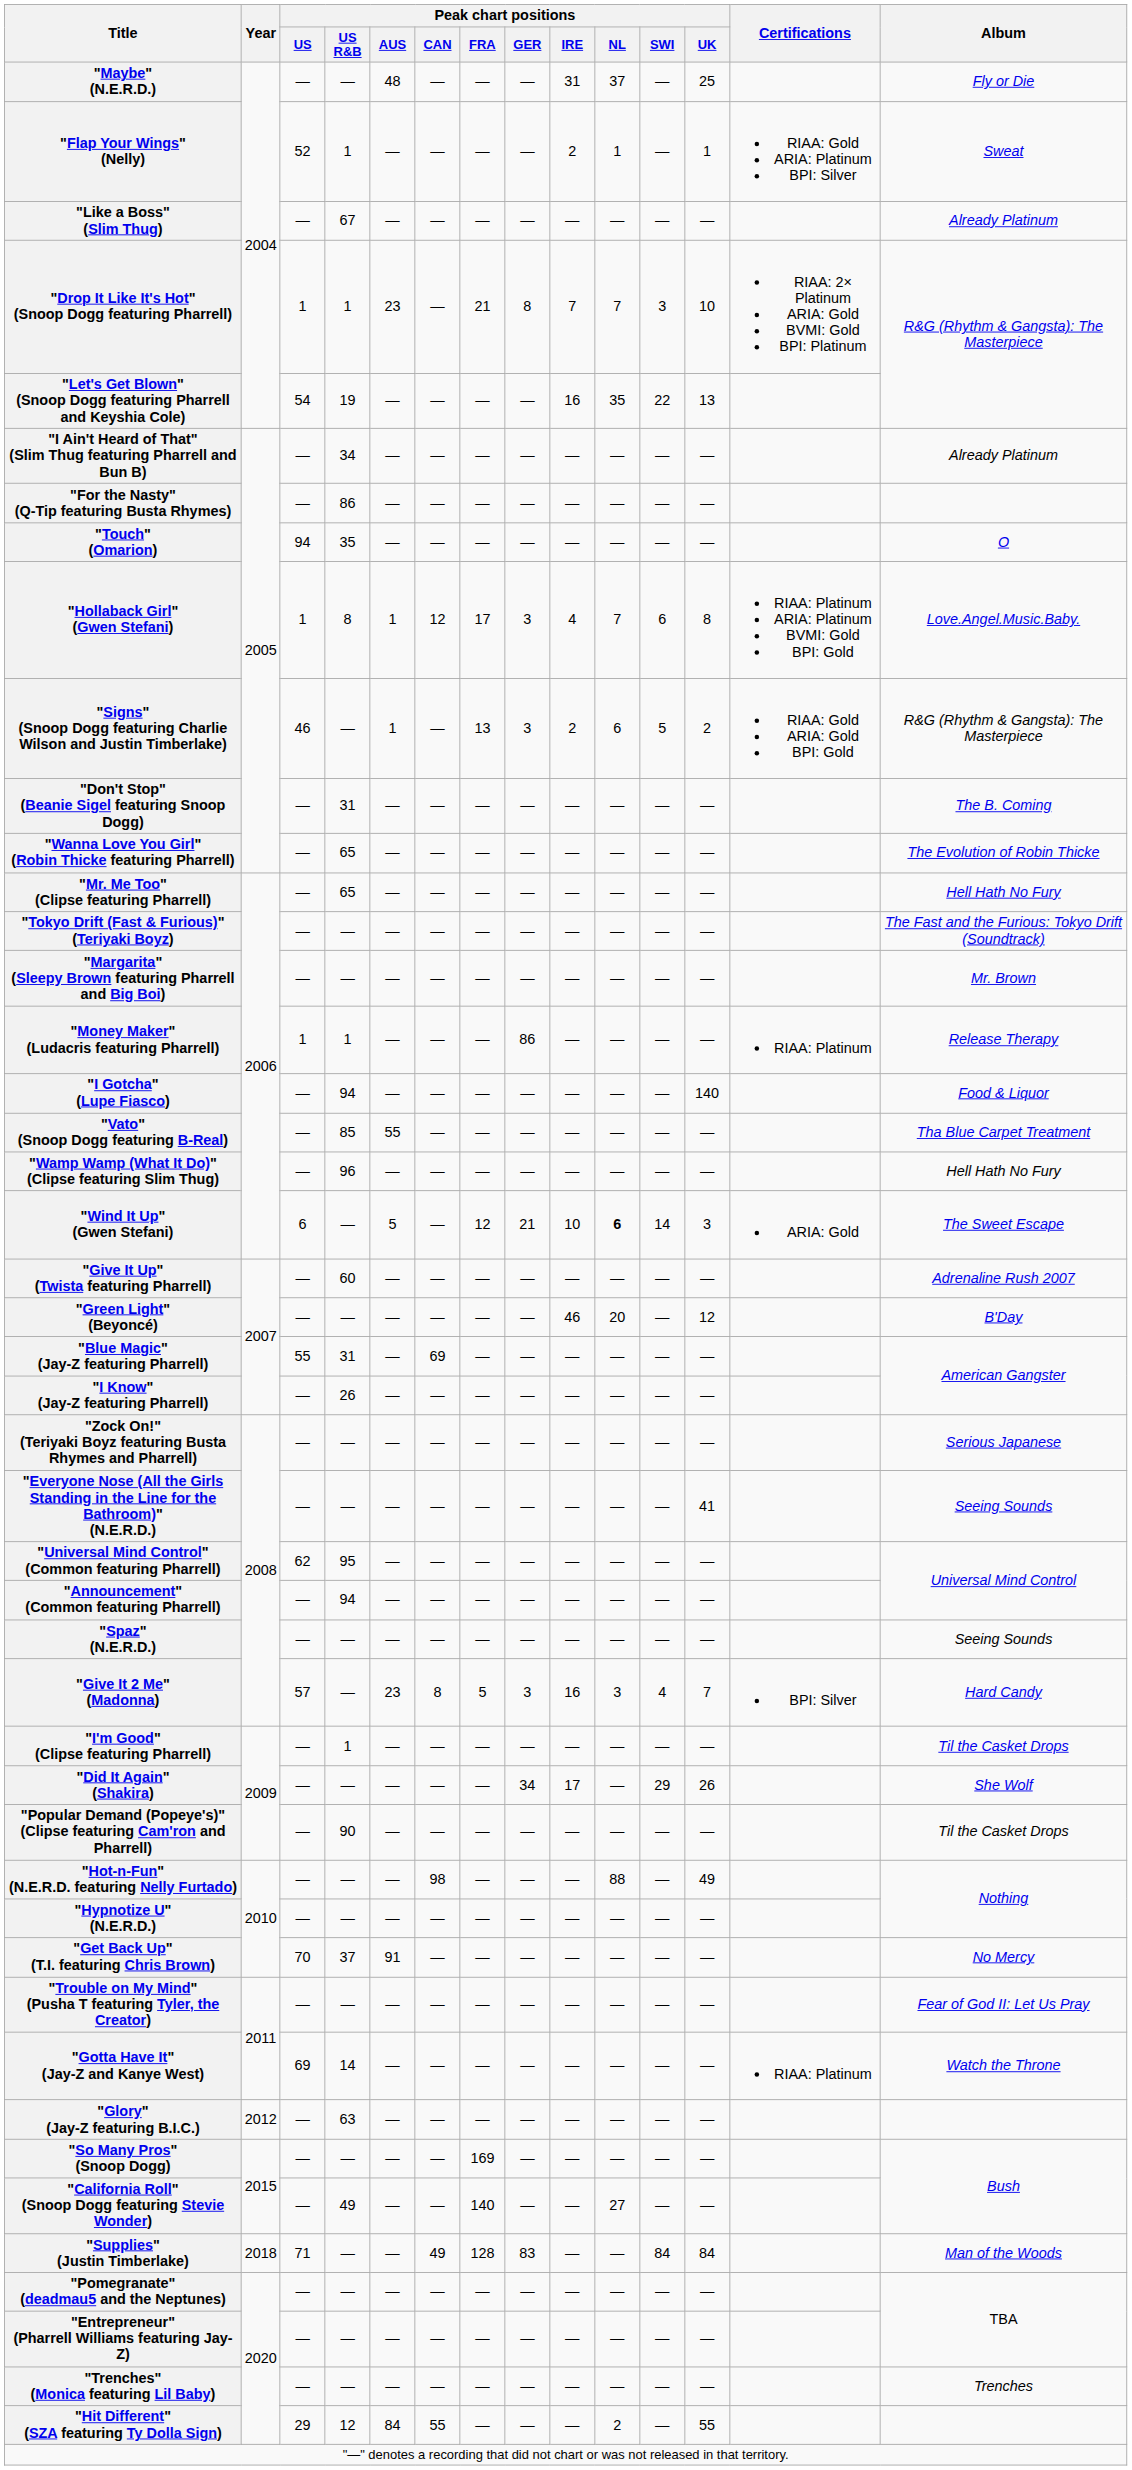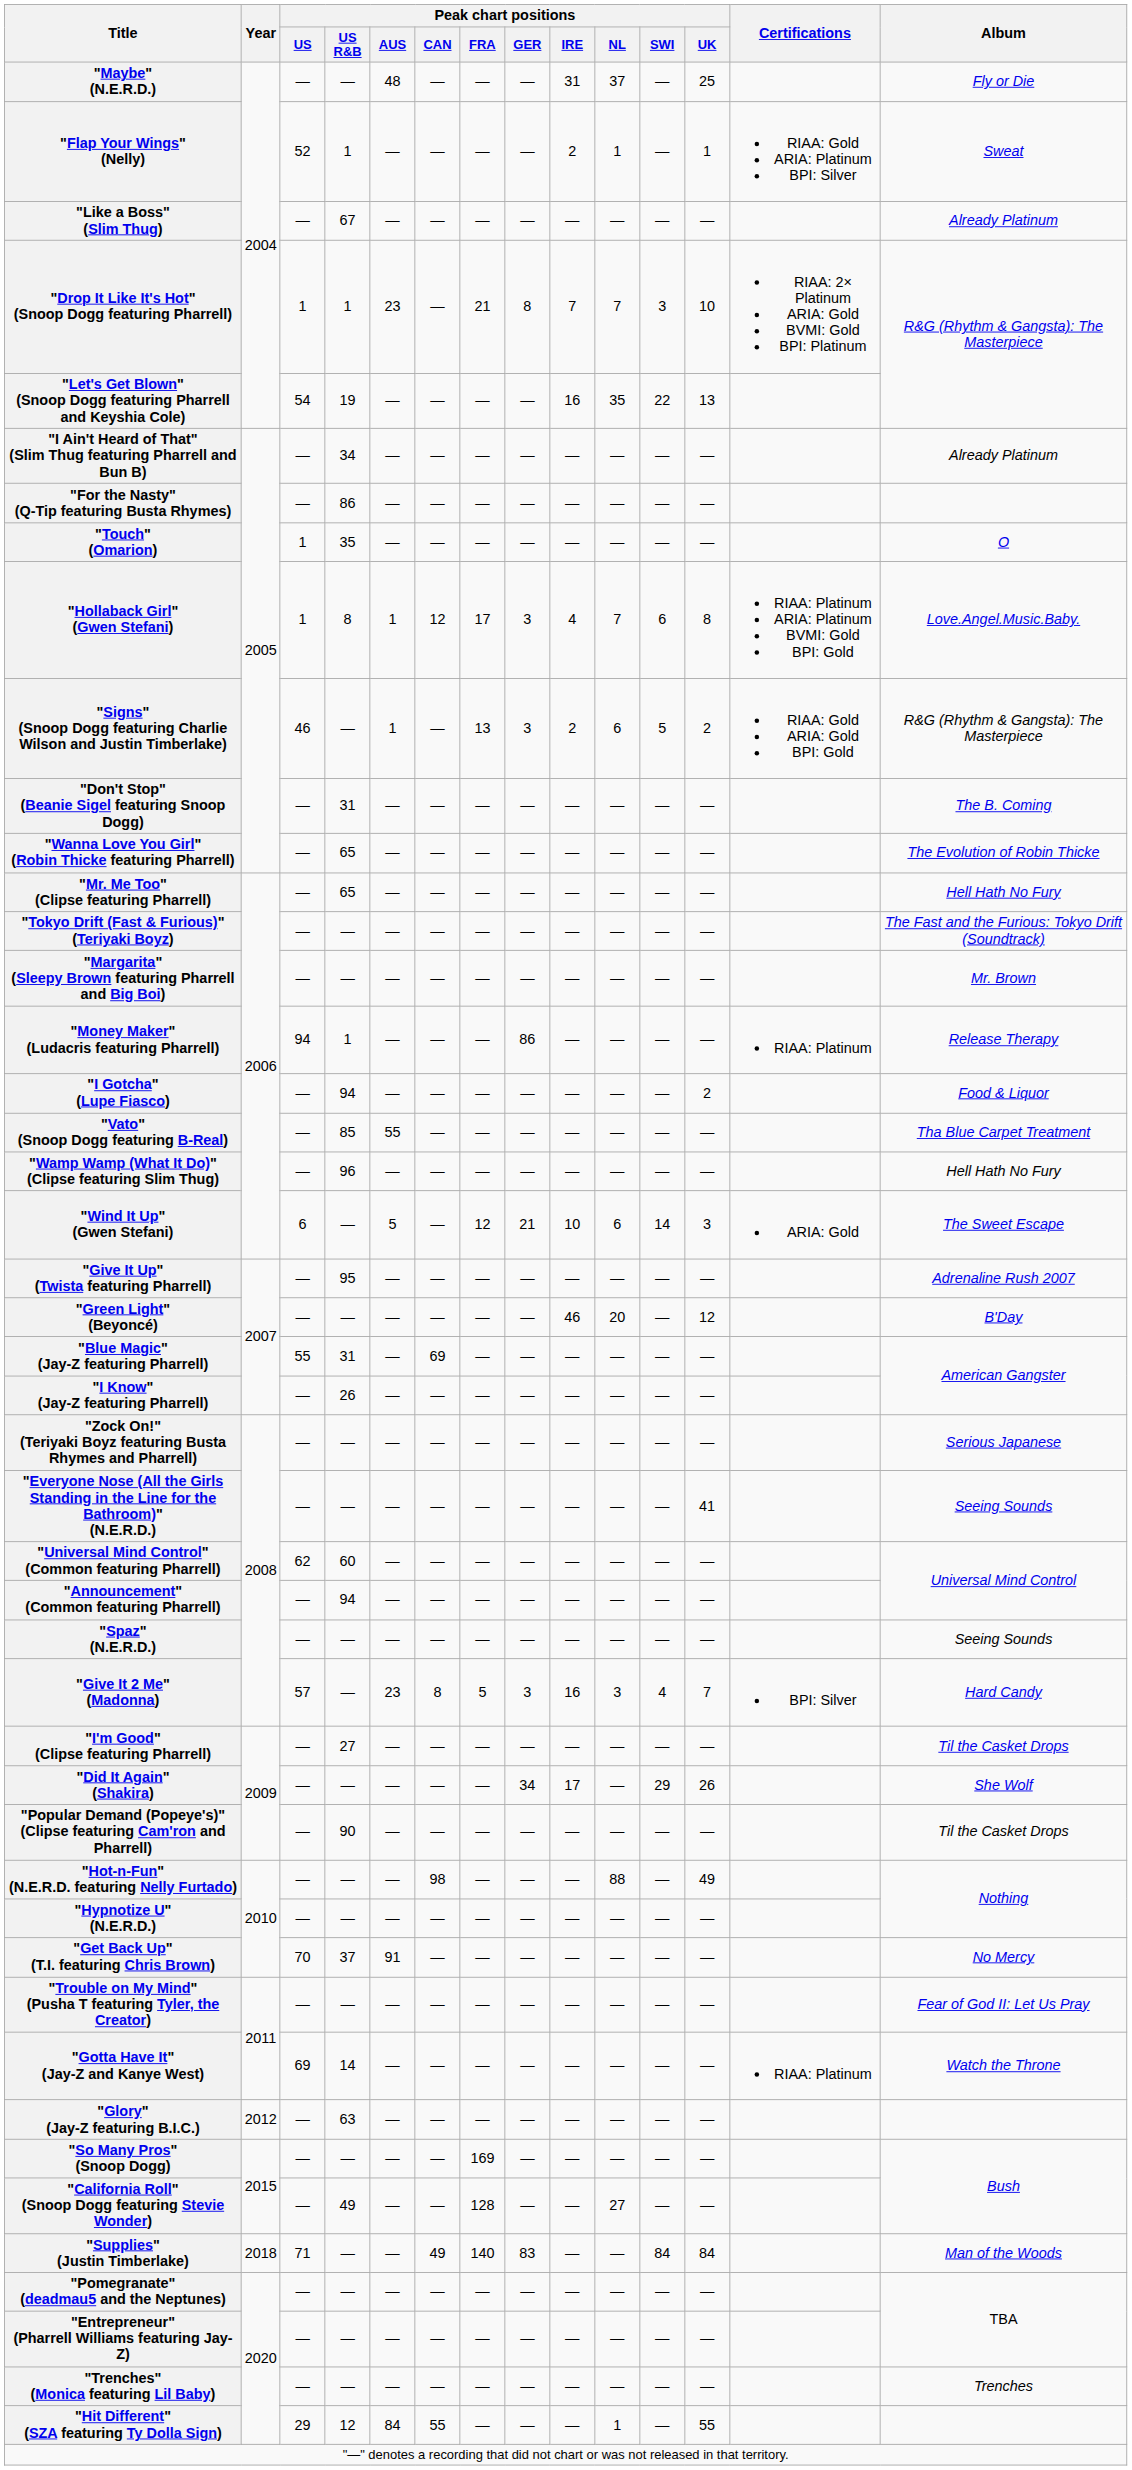(303, 542) 94 -> (303, 542) 1
(303, 1039) 1 -> (303, 1039) 94
(707, 1093) 140 -> (707, 1093) 2
(617, 1224) bold -> (617, 1224) normal
(348, 1278) 60 -> (348, 1278) 95
(348, 1561) 95 -> (348, 1561) 60
(348, 1746) 1 -> (348, 1746) 27
(482, 2205) 140 -> (482, 2205) 128
(482, 2252) 128 -> (482, 2252) 140
(617, 2425) 2 -> (617, 2425) 1
